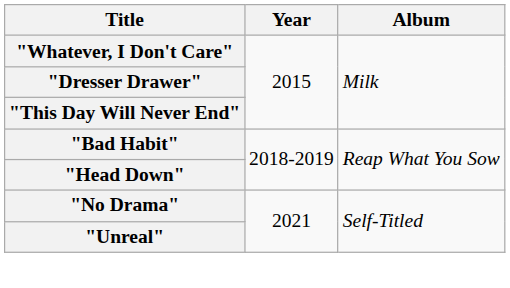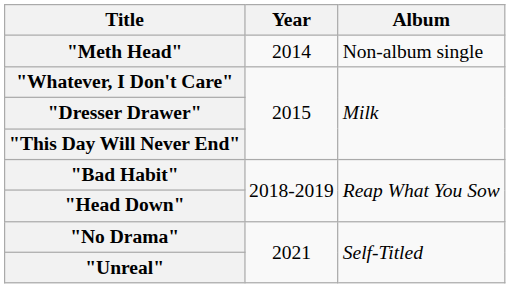+ row: (125, 50)
